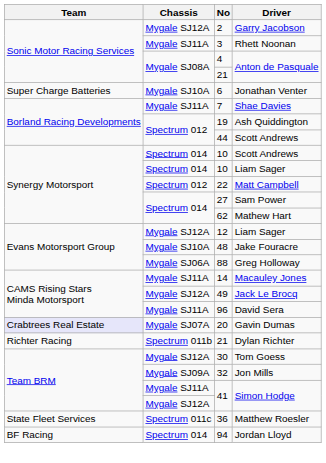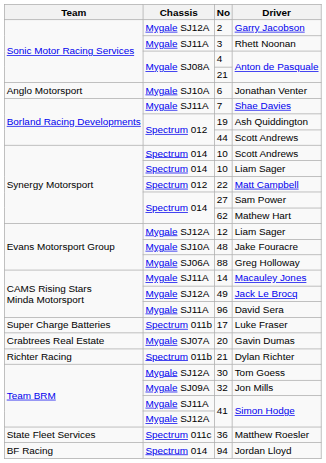(59, 90) Super Charge Batteries -> (44, 90) Anglo Motorsport
+ row: (222, 325)
(56, 325) lavender background -> (56, 340) no background
